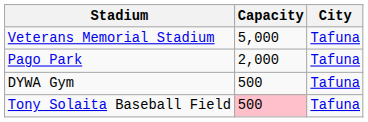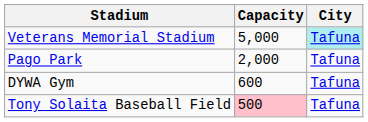(335, 38) no background -> (335, 38) paleturquoise background
(250, 83) 500 -> (250, 83) 600
